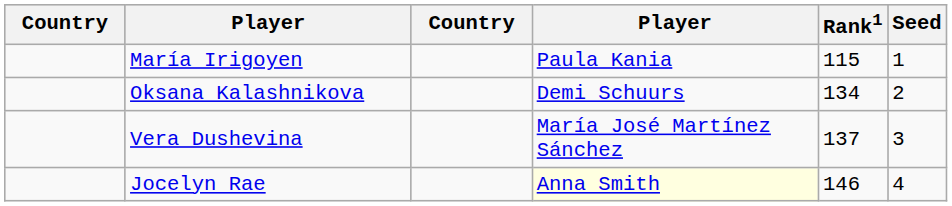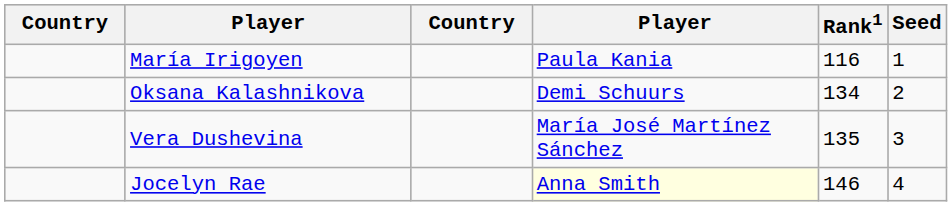(841, 60) 115 -> (841, 60) 116
(841, 139) 137 -> (841, 139) 135
